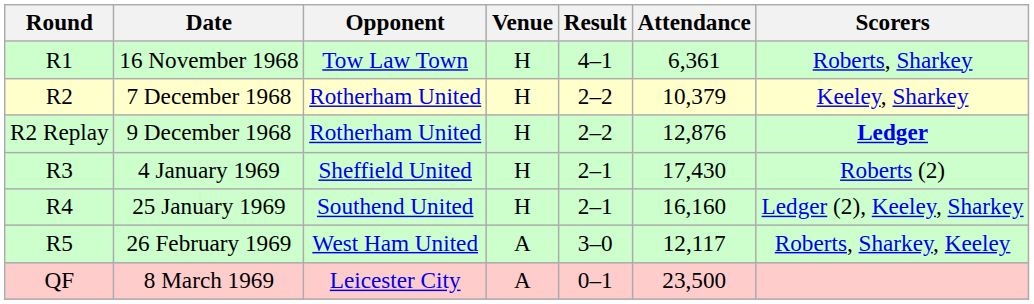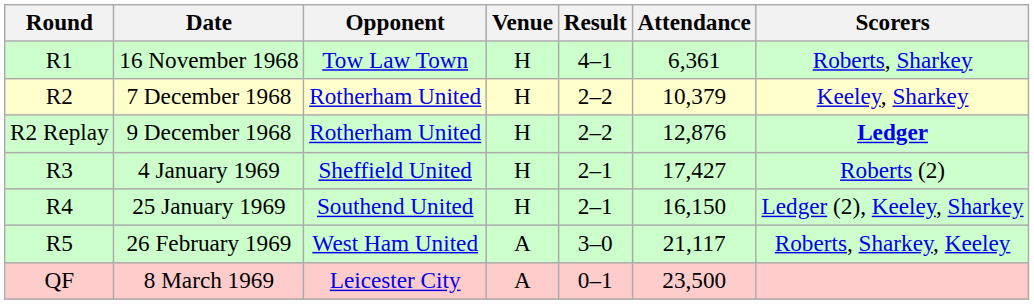(694, 170) 17,430 -> (694, 170) 17,427
(694, 206) 16,160 -> (694, 206) 16,150
(694, 243) 12,117 -> (694, 243) 21,117
